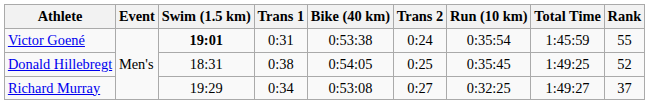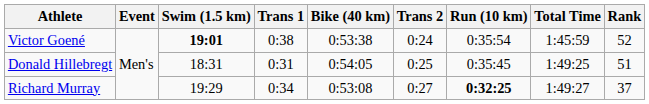(281, 40) 0:31 -> (281, 40) 0:38
(624, 40) 55 -> (624, 40) 52
(281, 64) 0:38 -> (281, 64) 0:31
(624, 64) 52 -> (624, 64) 51
(489, 88) normal -> (489, 88) bold
